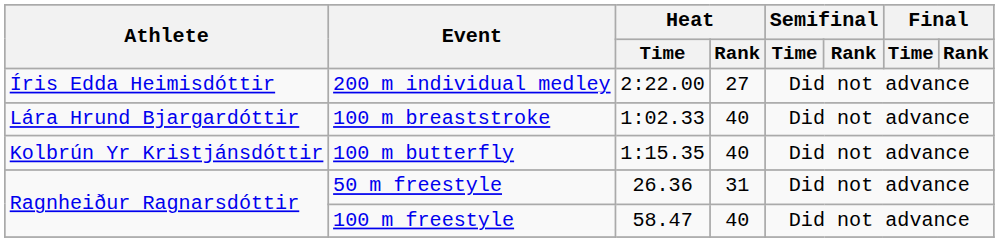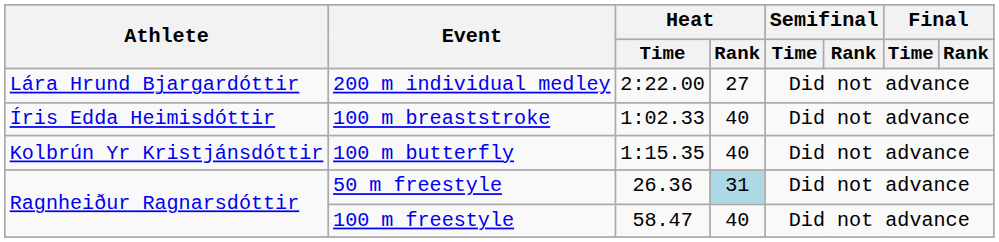(142, 85) Íris Edda Heimisdóttir -> (154, 85) Lára Hrund Bjargardóttir
(154, 119) Lára Hrund Bjargardóttir -> (142, 119) Íris Edda Heimisdóttir
(737, 187) no background -> (737, 187) lightblue background
